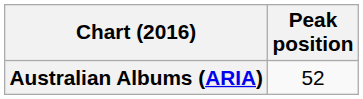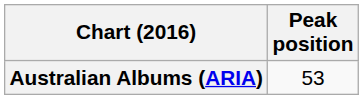(313, 77) 52 -> (313, 77) 53
